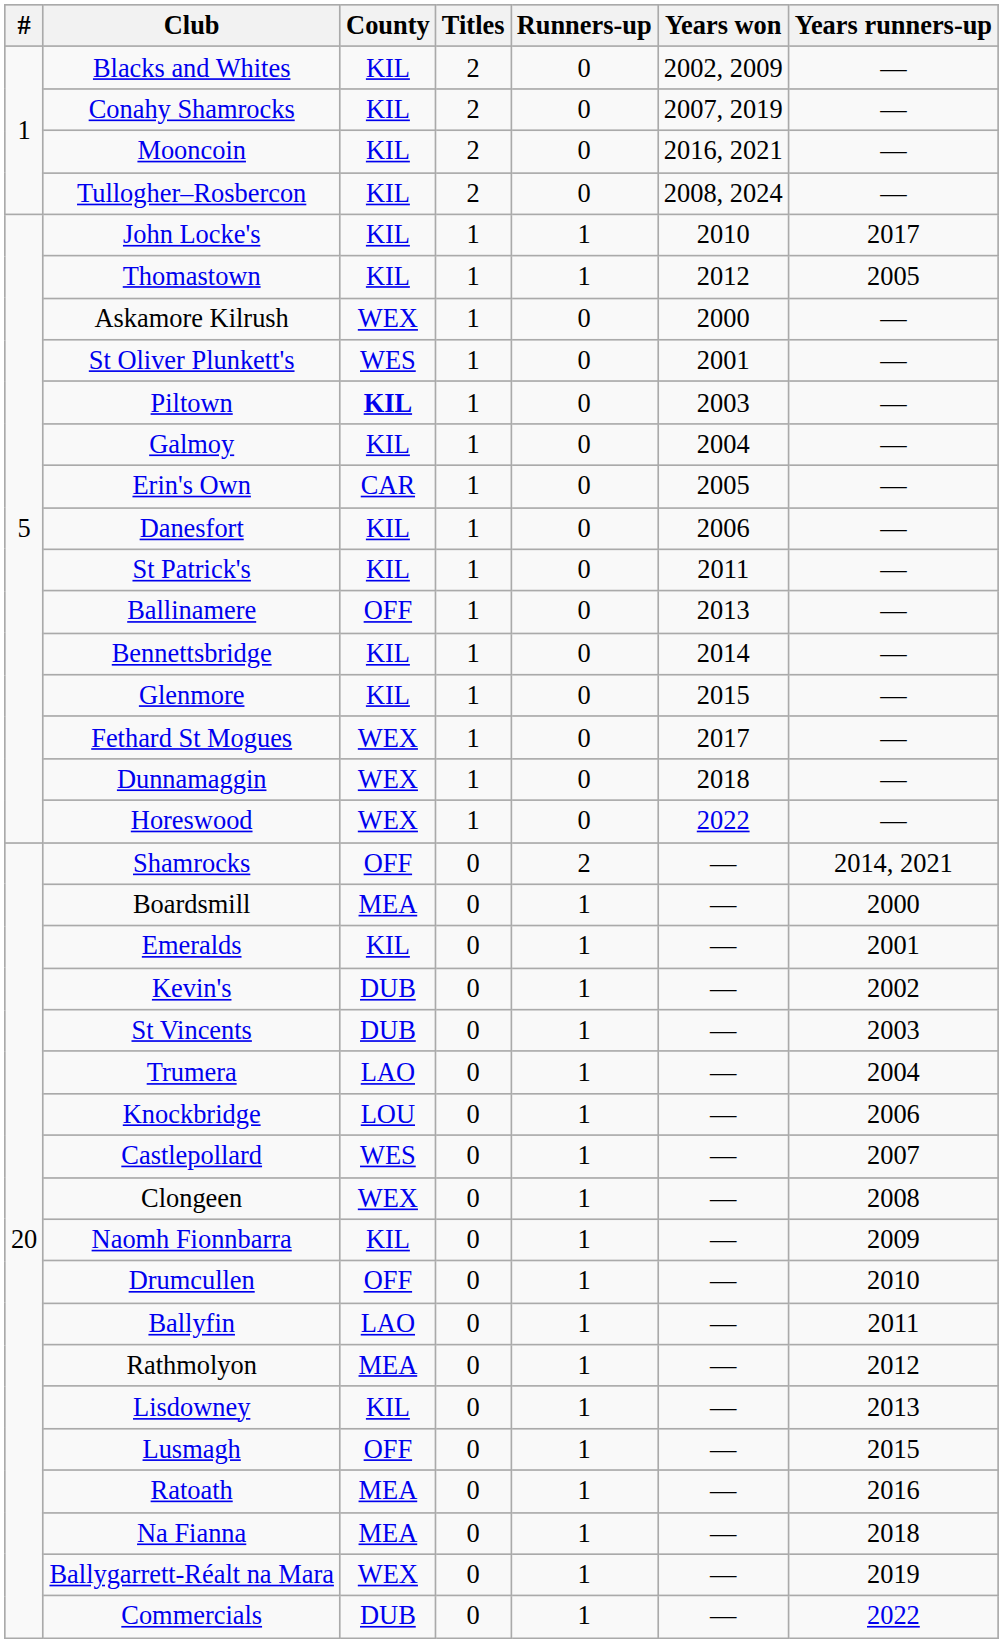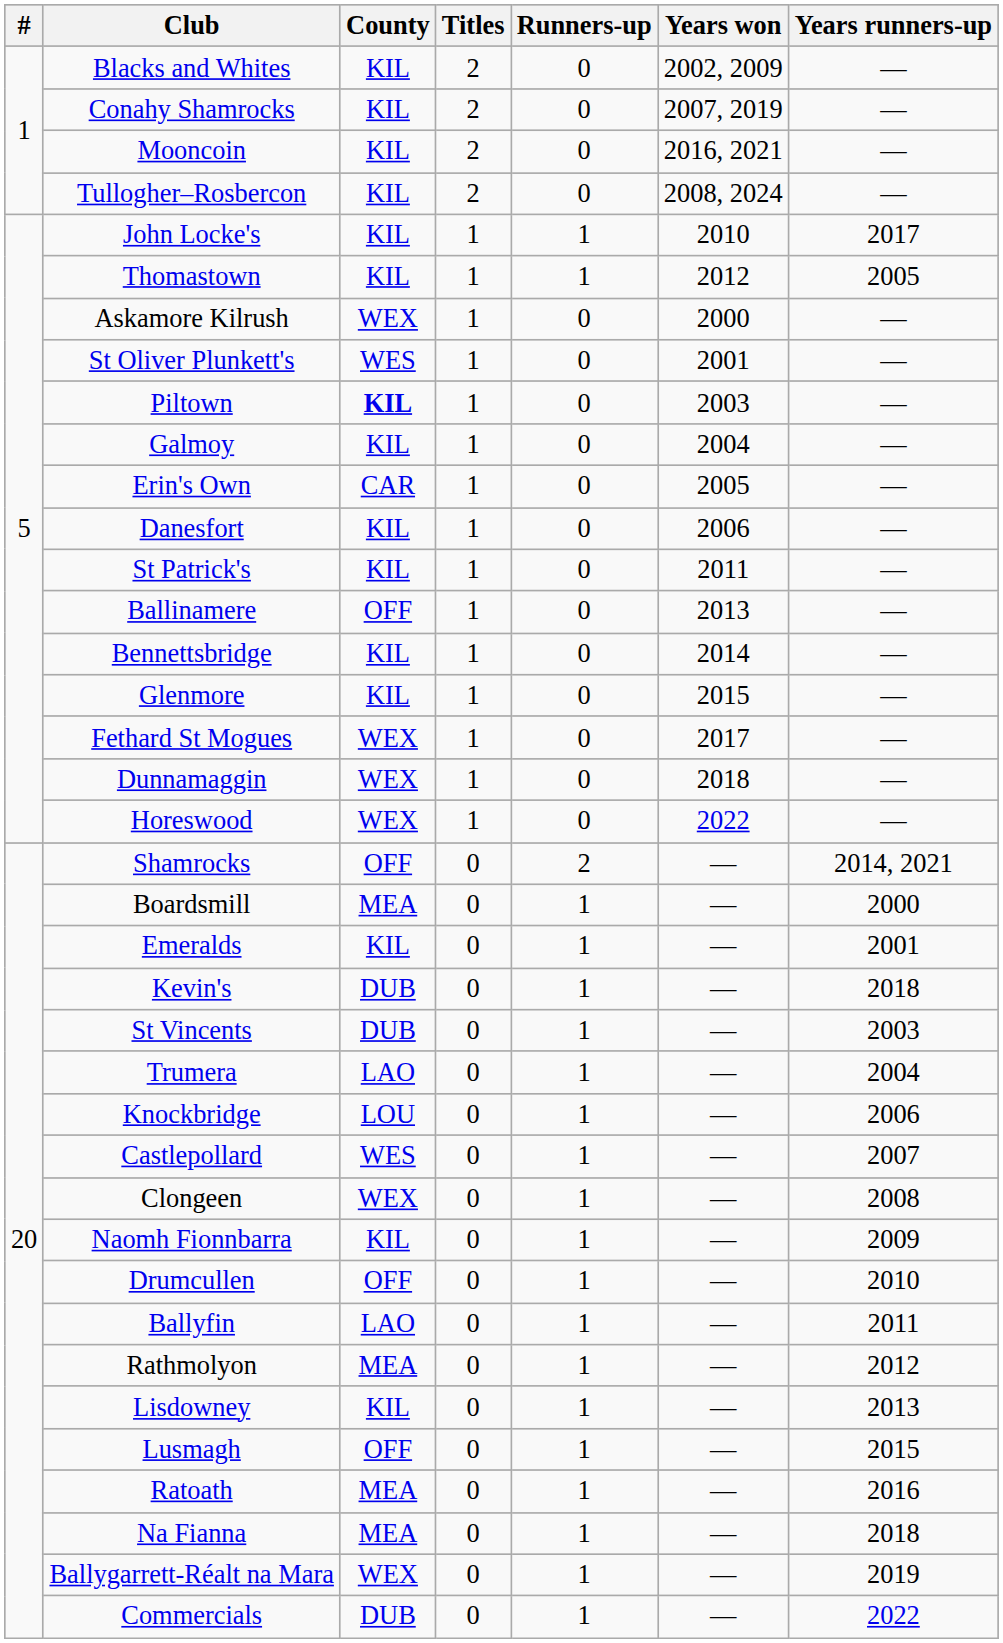(893, 988) 2002 -> (893, 988) 2018
